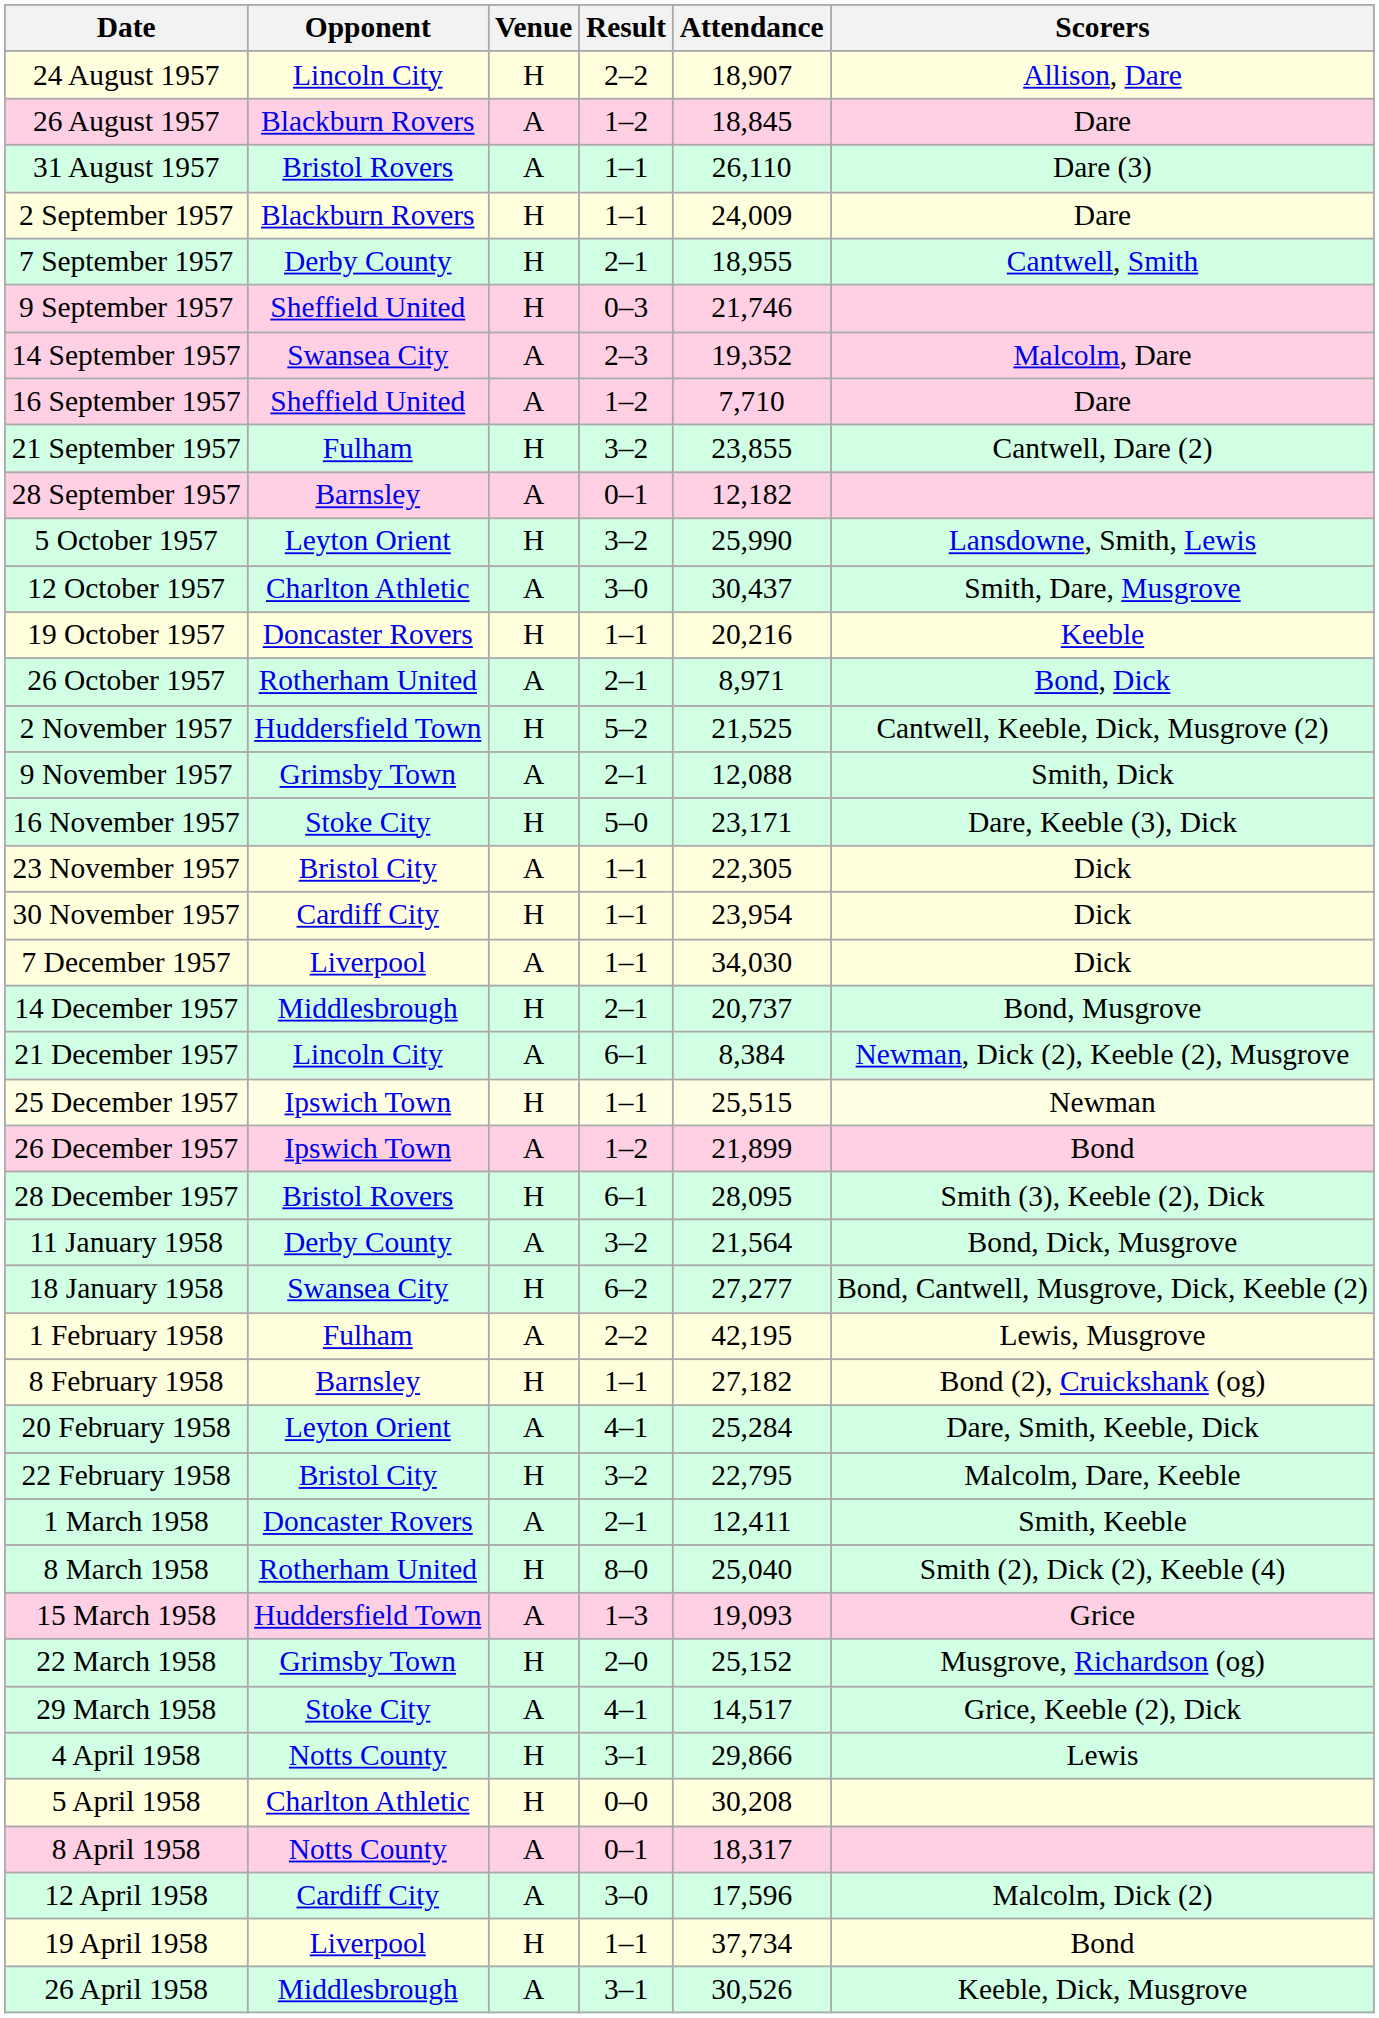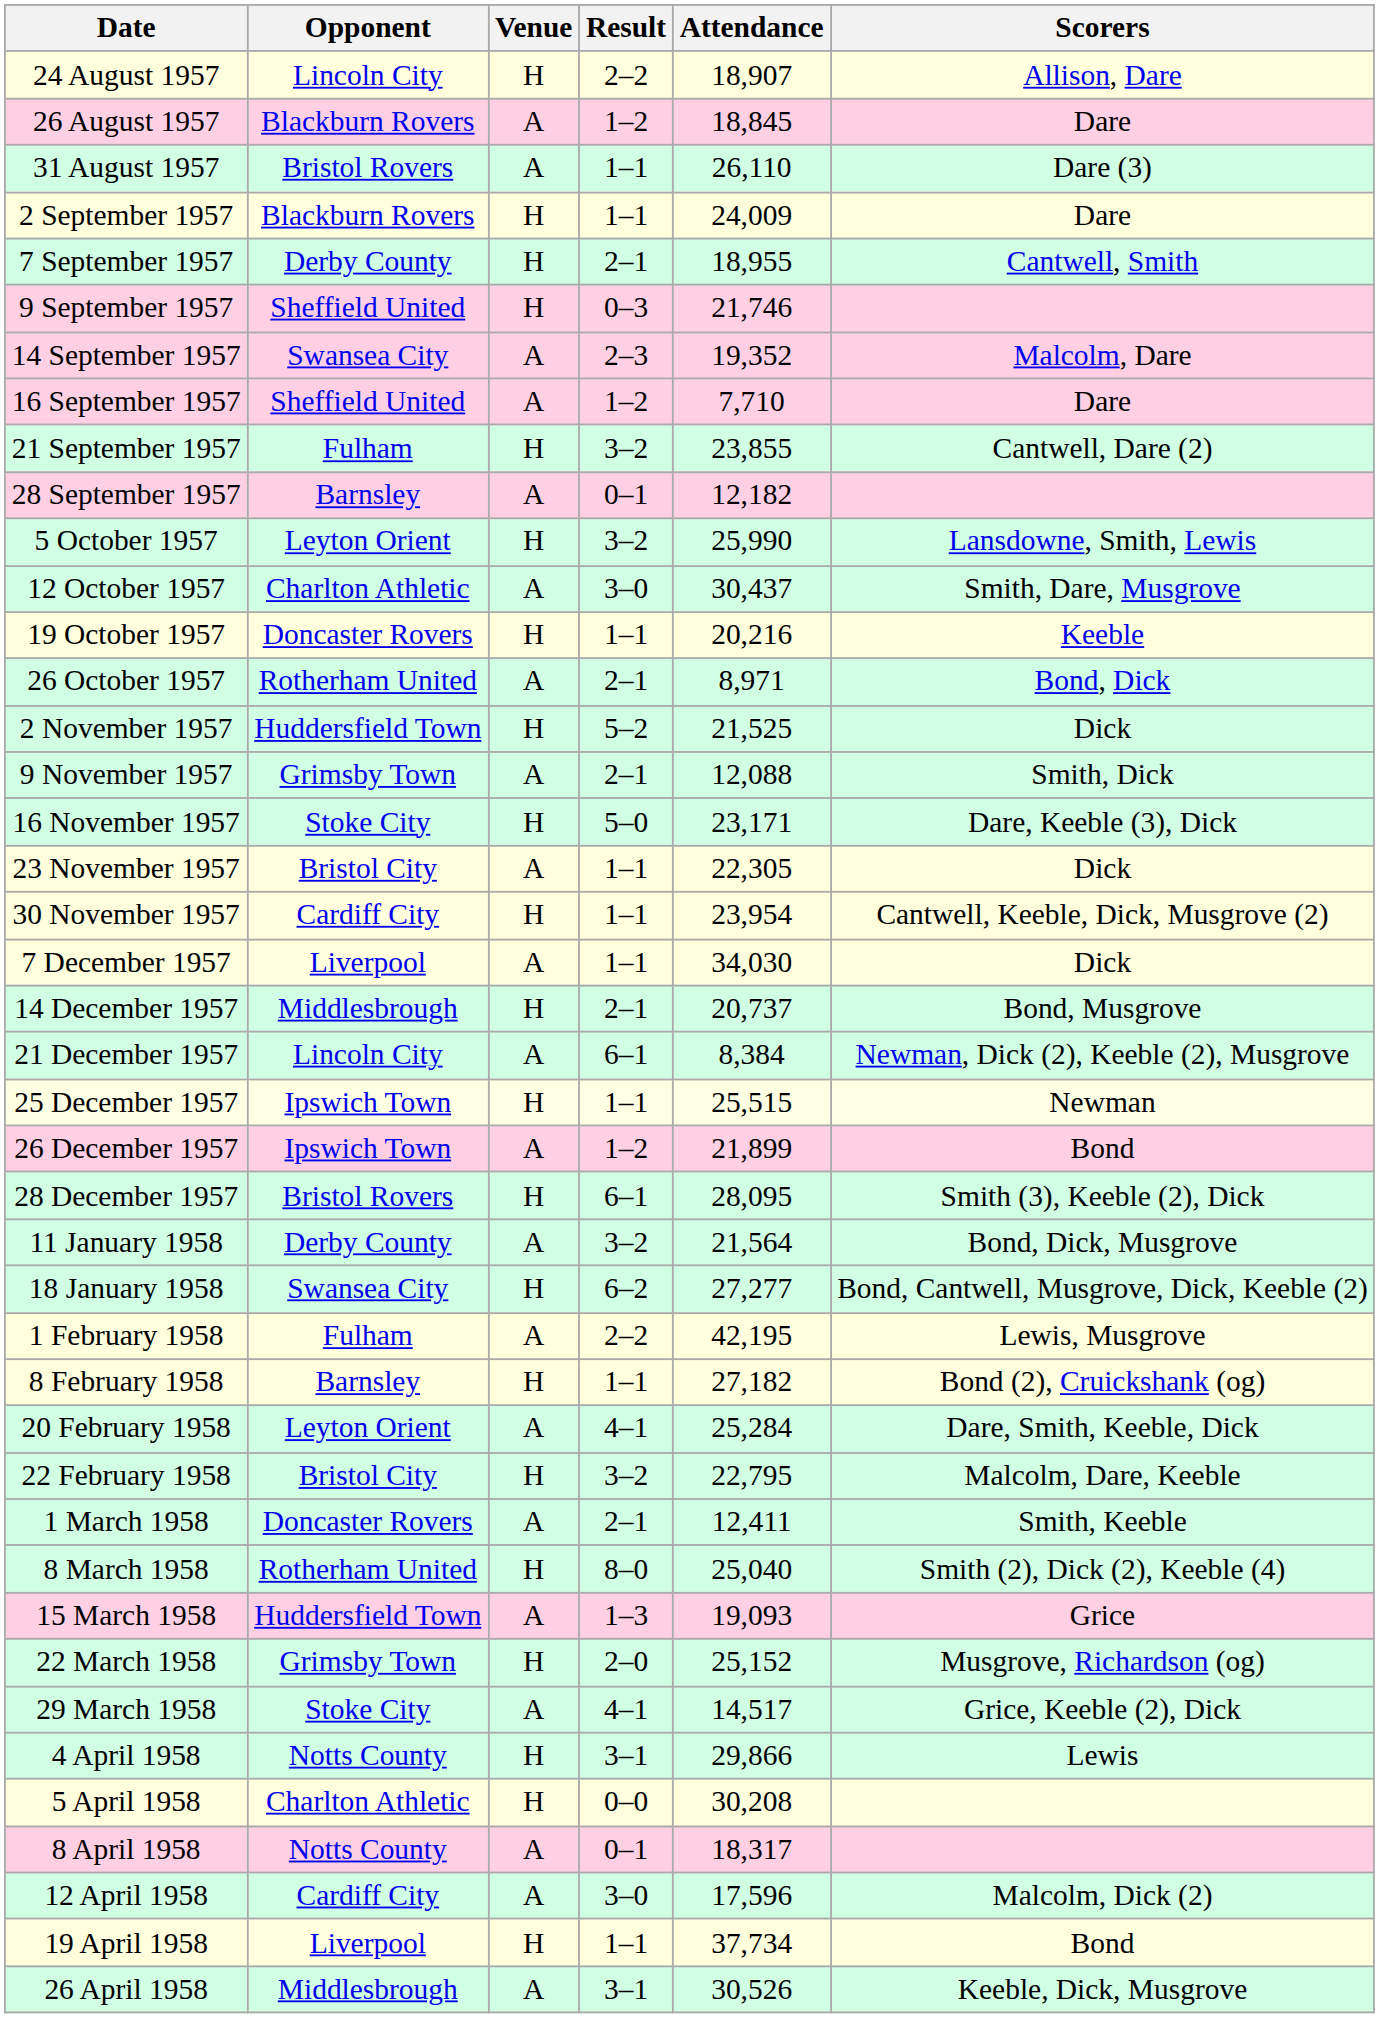(1102, 728) Cantwell, Keeble, Dick, Musgrove (2) -> (1102, 728) Dick
(1102, 914) Dick -> (1102, 914) Cantwell, Keeble, Dick, Musgrove (2)
